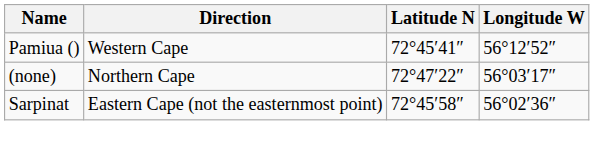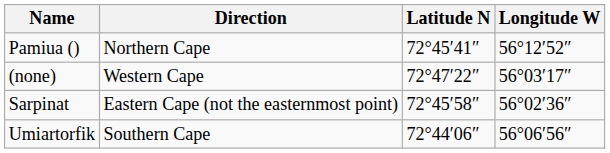(138, 47) Western Cape -> (157, 47) Northern Cape
(141, 76) Northern Cape -> (154, 76) Western Cape
+ row: (52, 133)
